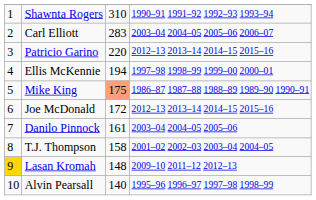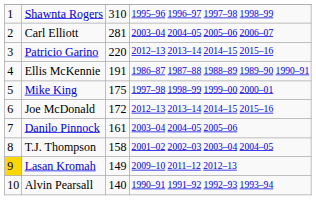(202, 14) 1990–91 1991–92 1992–93 1993–94 -> (202, 14) 1995–96 1996–97 1997–98 1998–99
(118, 33) 283 -> (118, 33) 281
(118, 71) 194 -> (118, 71) 191
(202, 71) 1997–98 1998–99 1999–00 2000–01 -> (220, 71) 1986–87 1987–88 1988–89 1989–90 1990–91
(118, 90) lightsalmon background -> (118, 90) no background
(220, 90) 1986–87 1987–88 1988–89 1989–90 1990–91 -> (202, 90) 1997–98 1998–99 1999–00 2000–01
(118, 166) 148 -> (118, 166) 149
(202, 185) 1995–96 1996–97 1997–98 1998–99 -> (202, 185) 1990–91 1991–92 1992–93 1993–94
